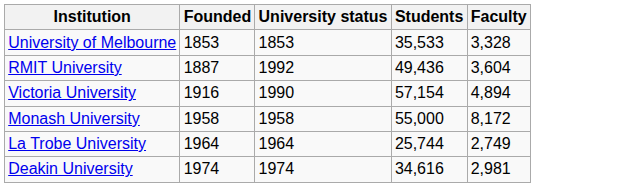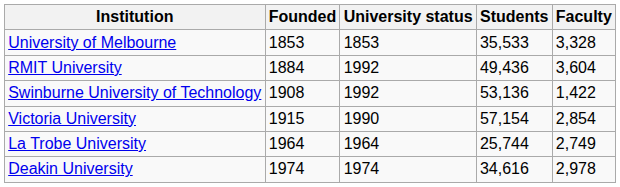(201, 67) 1887 -> (287, 67) 1884
+ row: (135, 93)
(201, 93) 1916 -> (287, 118) 1915
(491, 93) 4,894 -> (576, 118) 2,854
- row: (74, 118)
(491, 169) 2,981 -> (576, 169) 2,978
